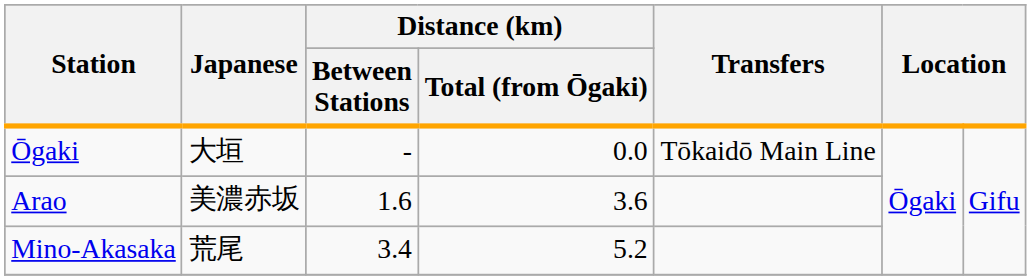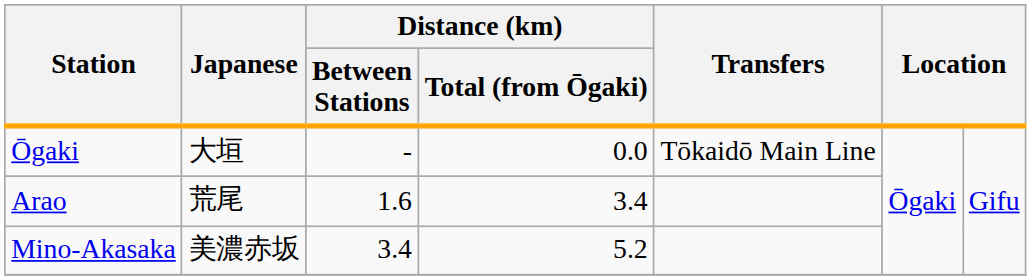(244, 199) 美濃赤坂 -> (216, 199) 荒尾
(630, 200) 3.6 -> (630, 200) 3.4
(216, 248) 荒尾 -> (244, 248) 美濃赤坂
